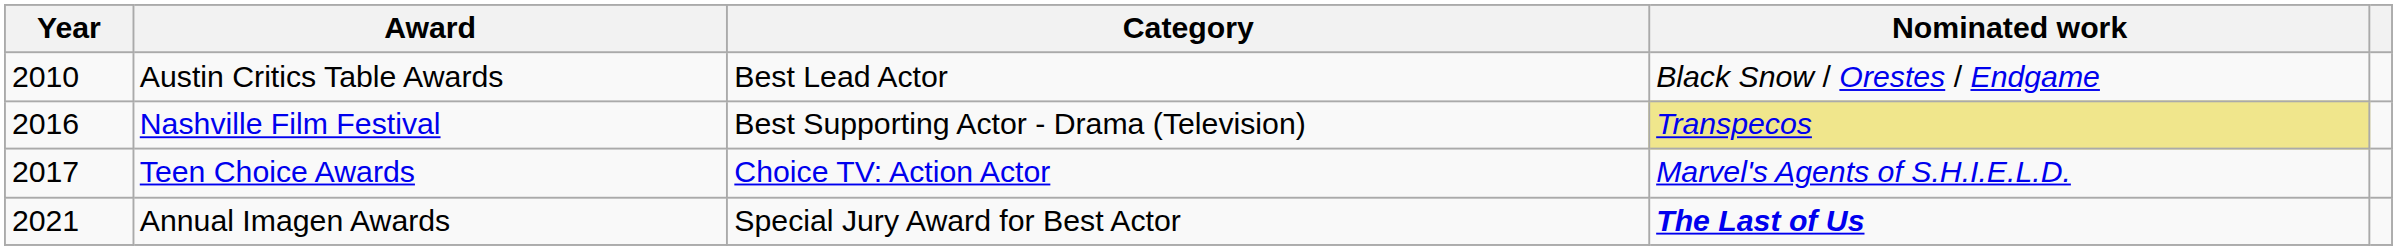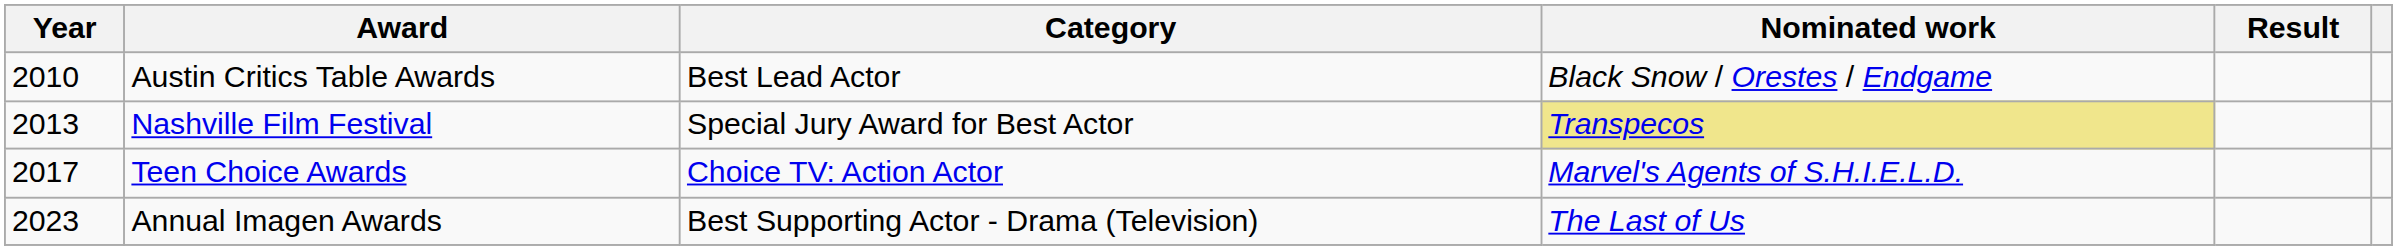+ column: (2293, 28)
(46, 124) 2016 -> (46, 124) 2013
(1020, 124) Best Supporting Actor - Drama (Television) -> (910, 124) Special Jury Award for Best Actor
(46, 220) 2021 -> (46, 220) 2023
(958, 220) Special Jury Award for Best Actor -> (973, 220) Best Supporting Actor - Drama (Television)
(1760, 220) bold -> (1647, 220) normal
